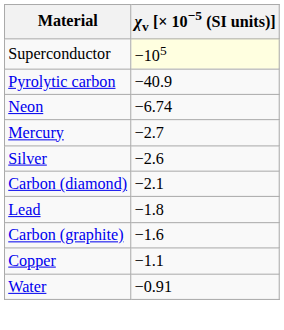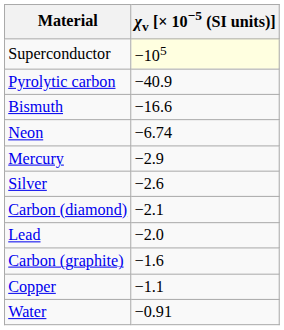+ row: (36, 107)
(149, 132) −2.7 -> (149, 158) −2.9
(149, 209) −1.8 -> (149, 235) −2.0
